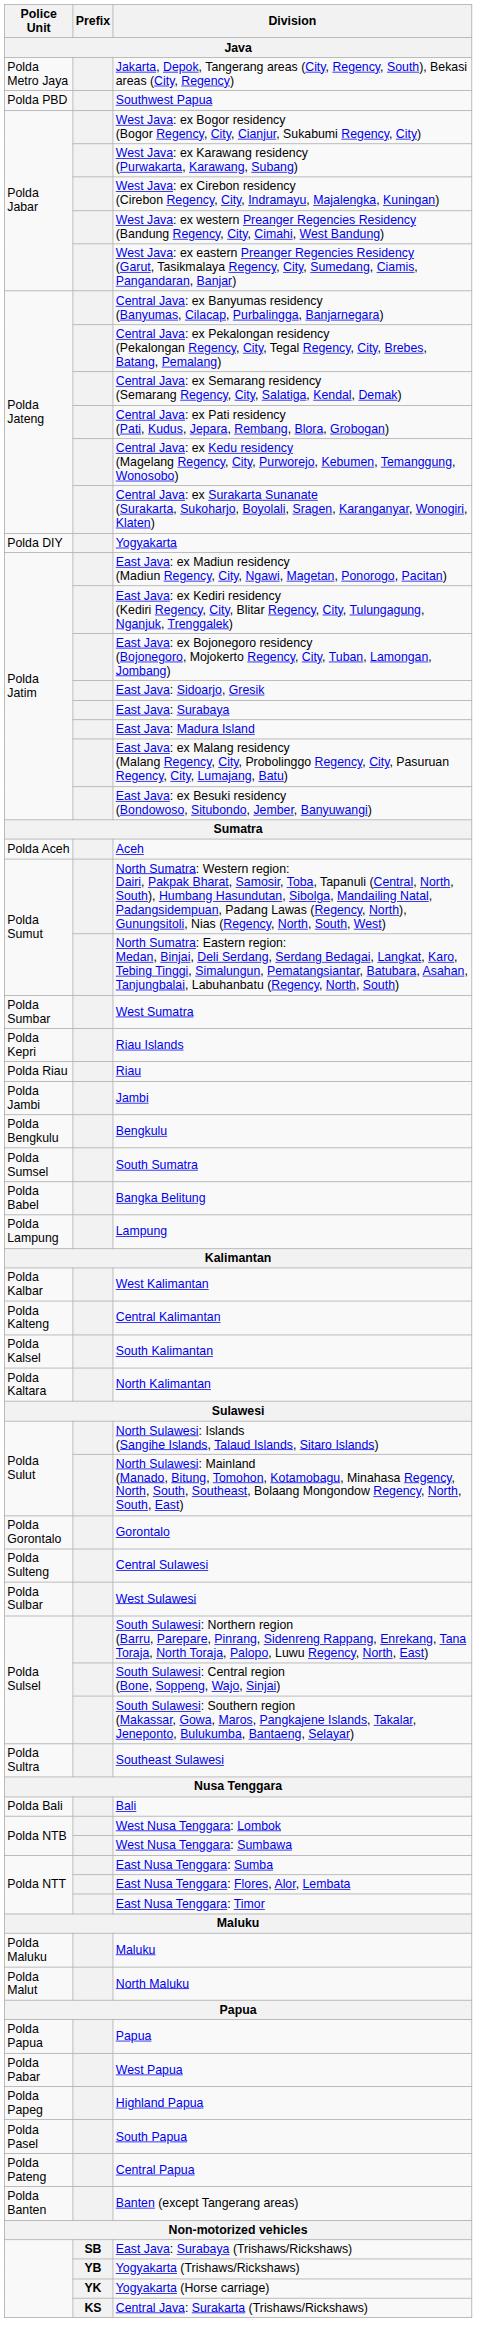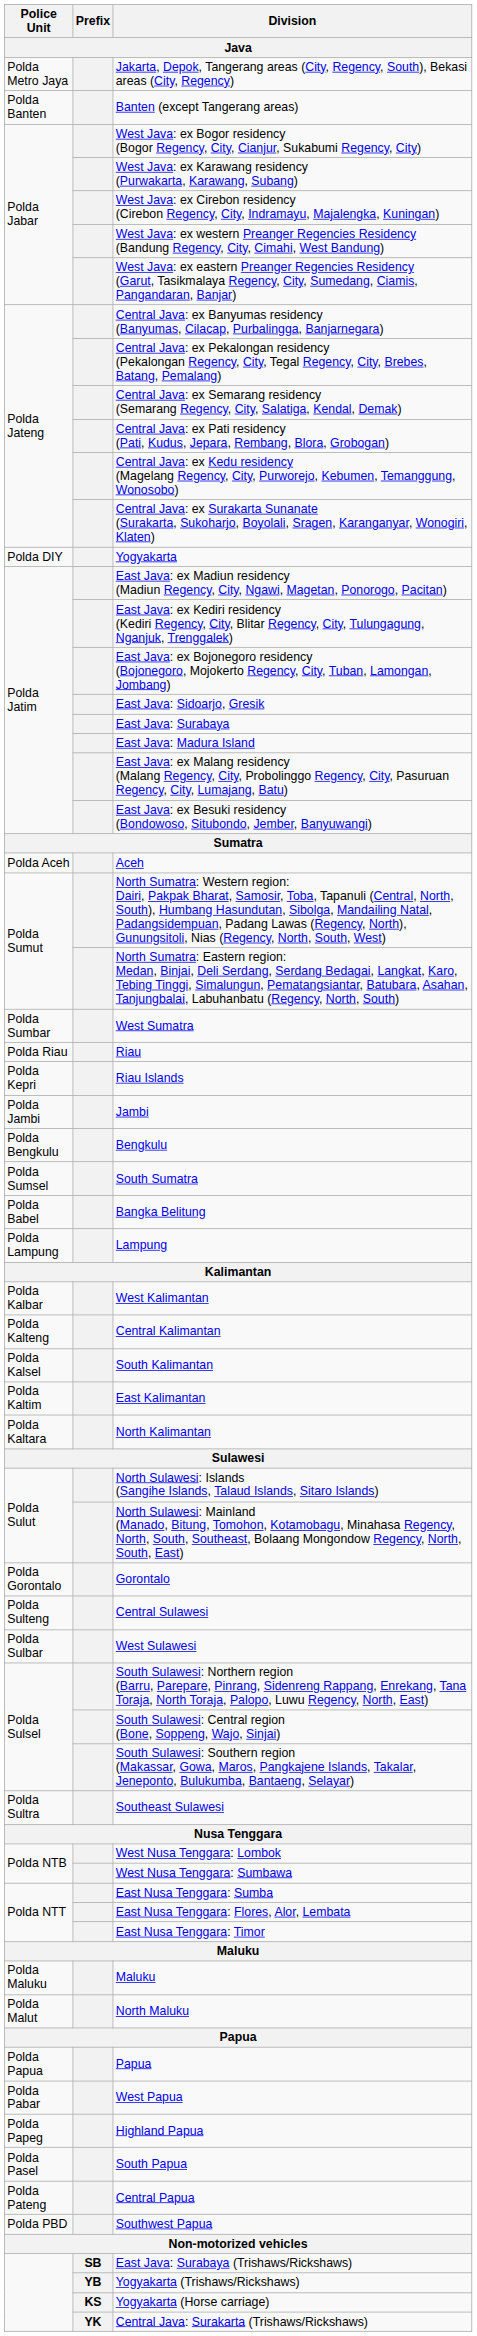rows swapped: (27, 2203) <-> (37, 100)
rows swapped: (37, 1071) <-> (23, 1045)
+ row: (24, 1398)
- row: (35, 1806)
(93, 2288) YK -> (93, 2302) KS
(93, 2308) KS -> (93, 2321) YK
